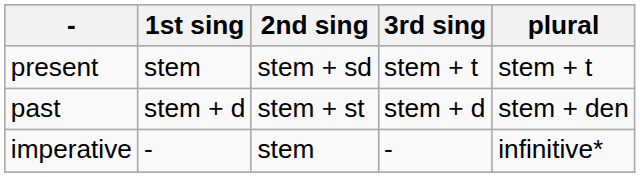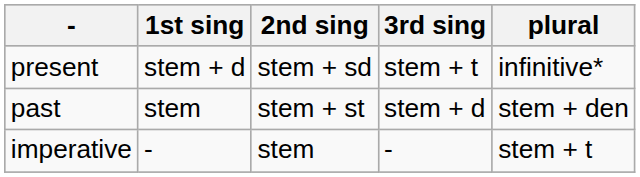(172, 66) stem -> (195, 66) stem + d
(545, 66) stem + t -> (551, 66) infinitive*
(195, 108) stem + d -> (172, 108) stem
(551, 150) infinitive* -> (545, 150) stem + t
